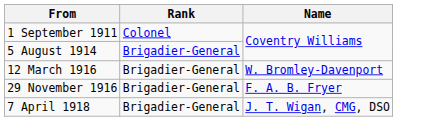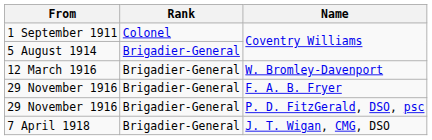+ row: (62, 107)
